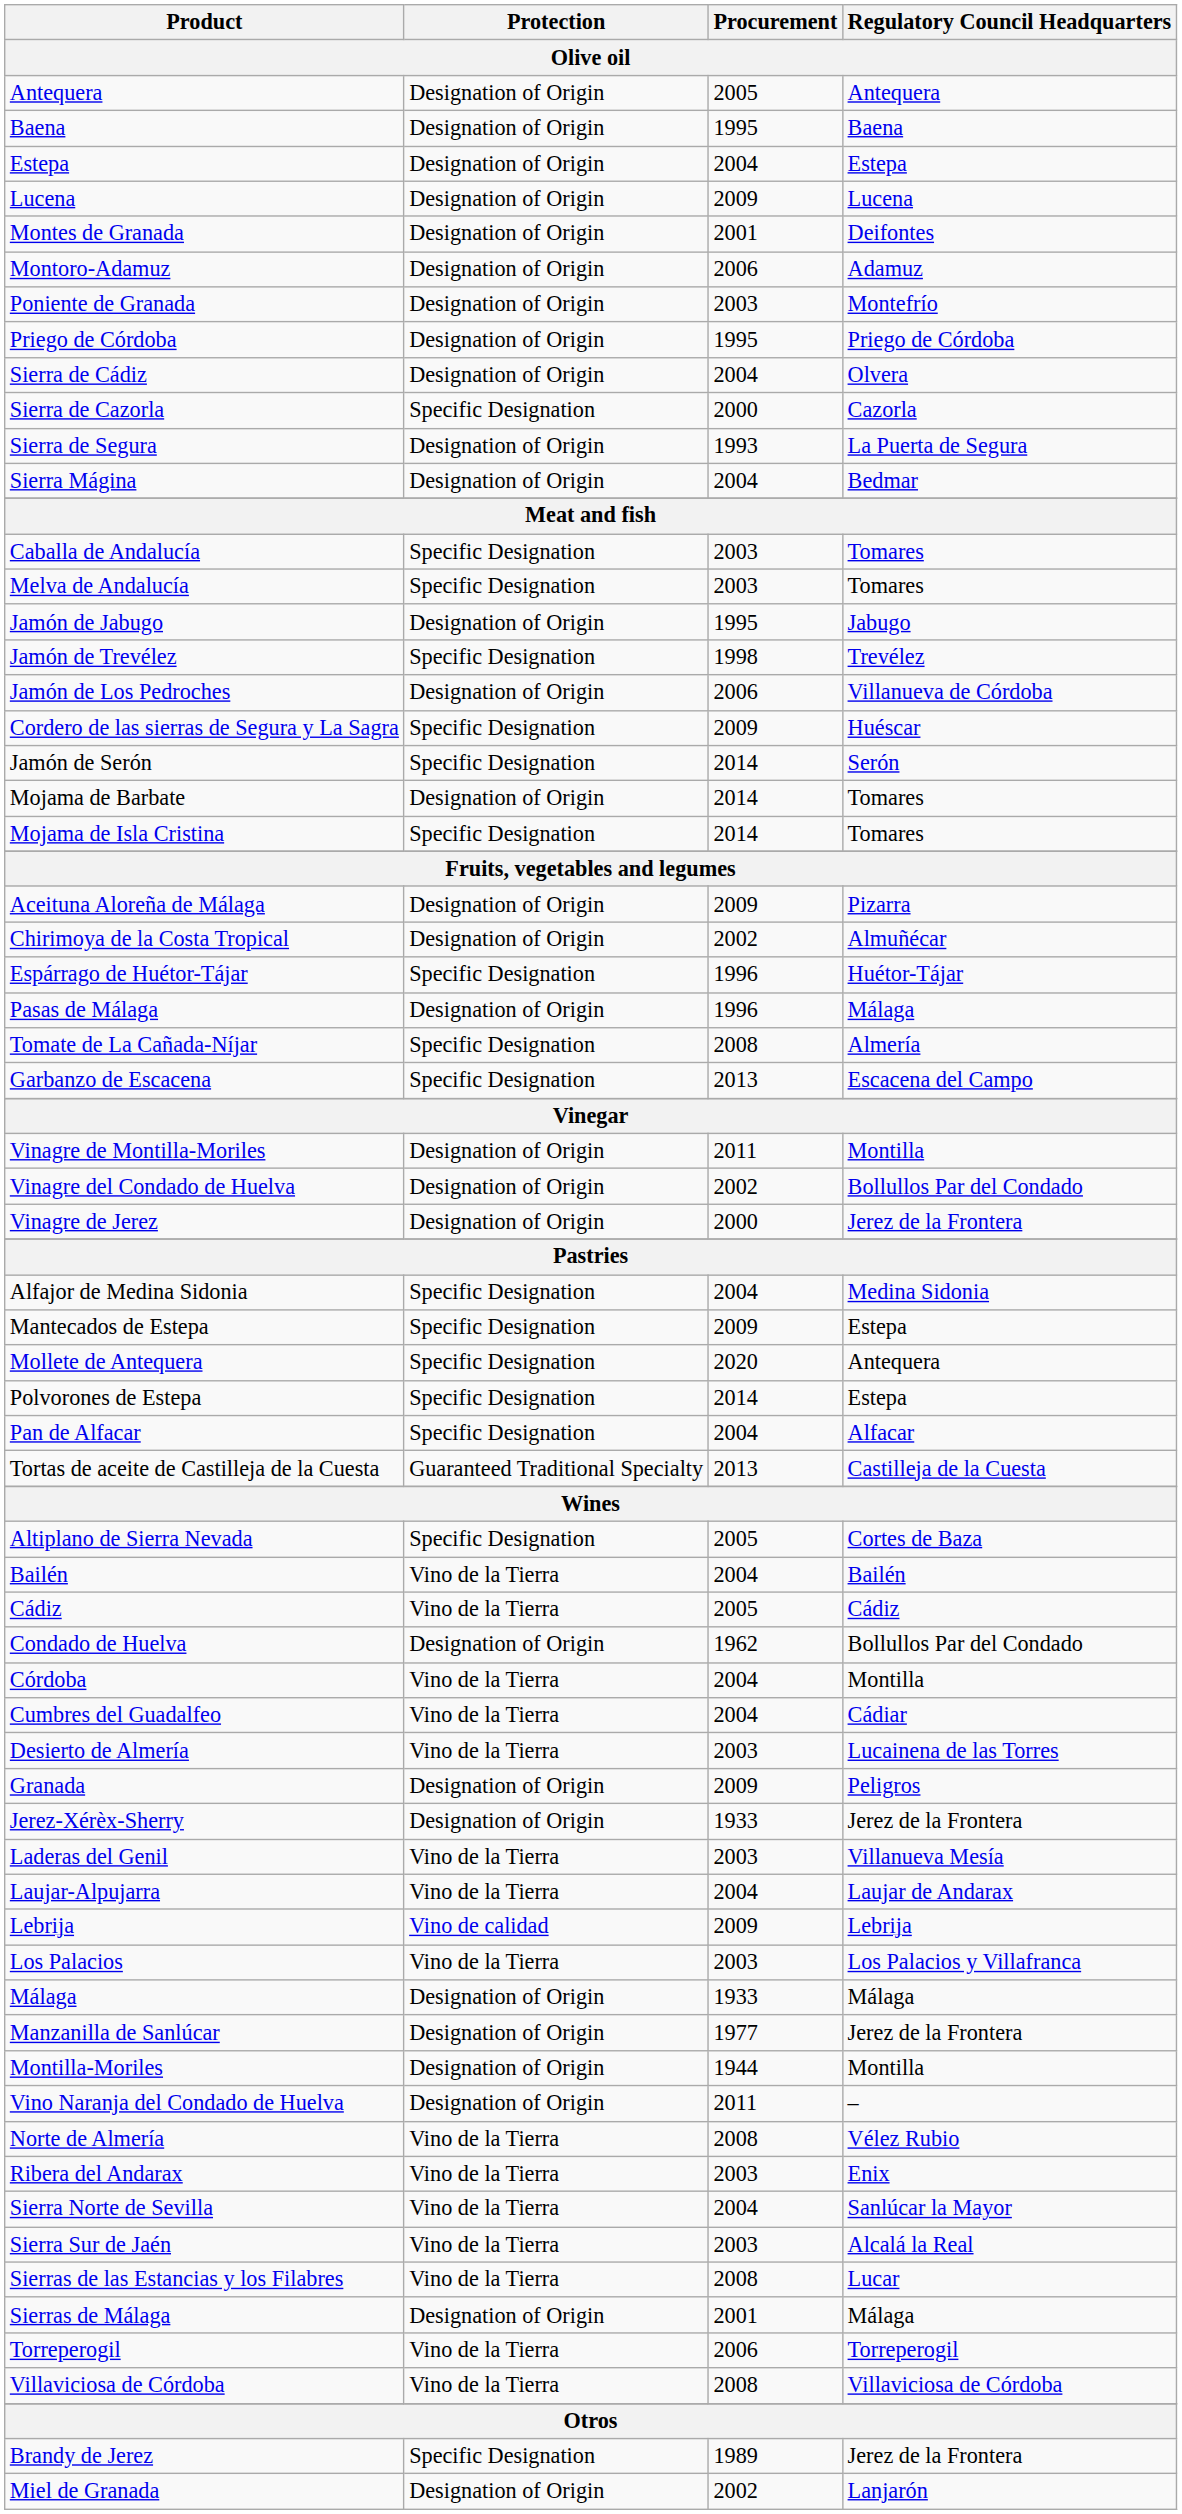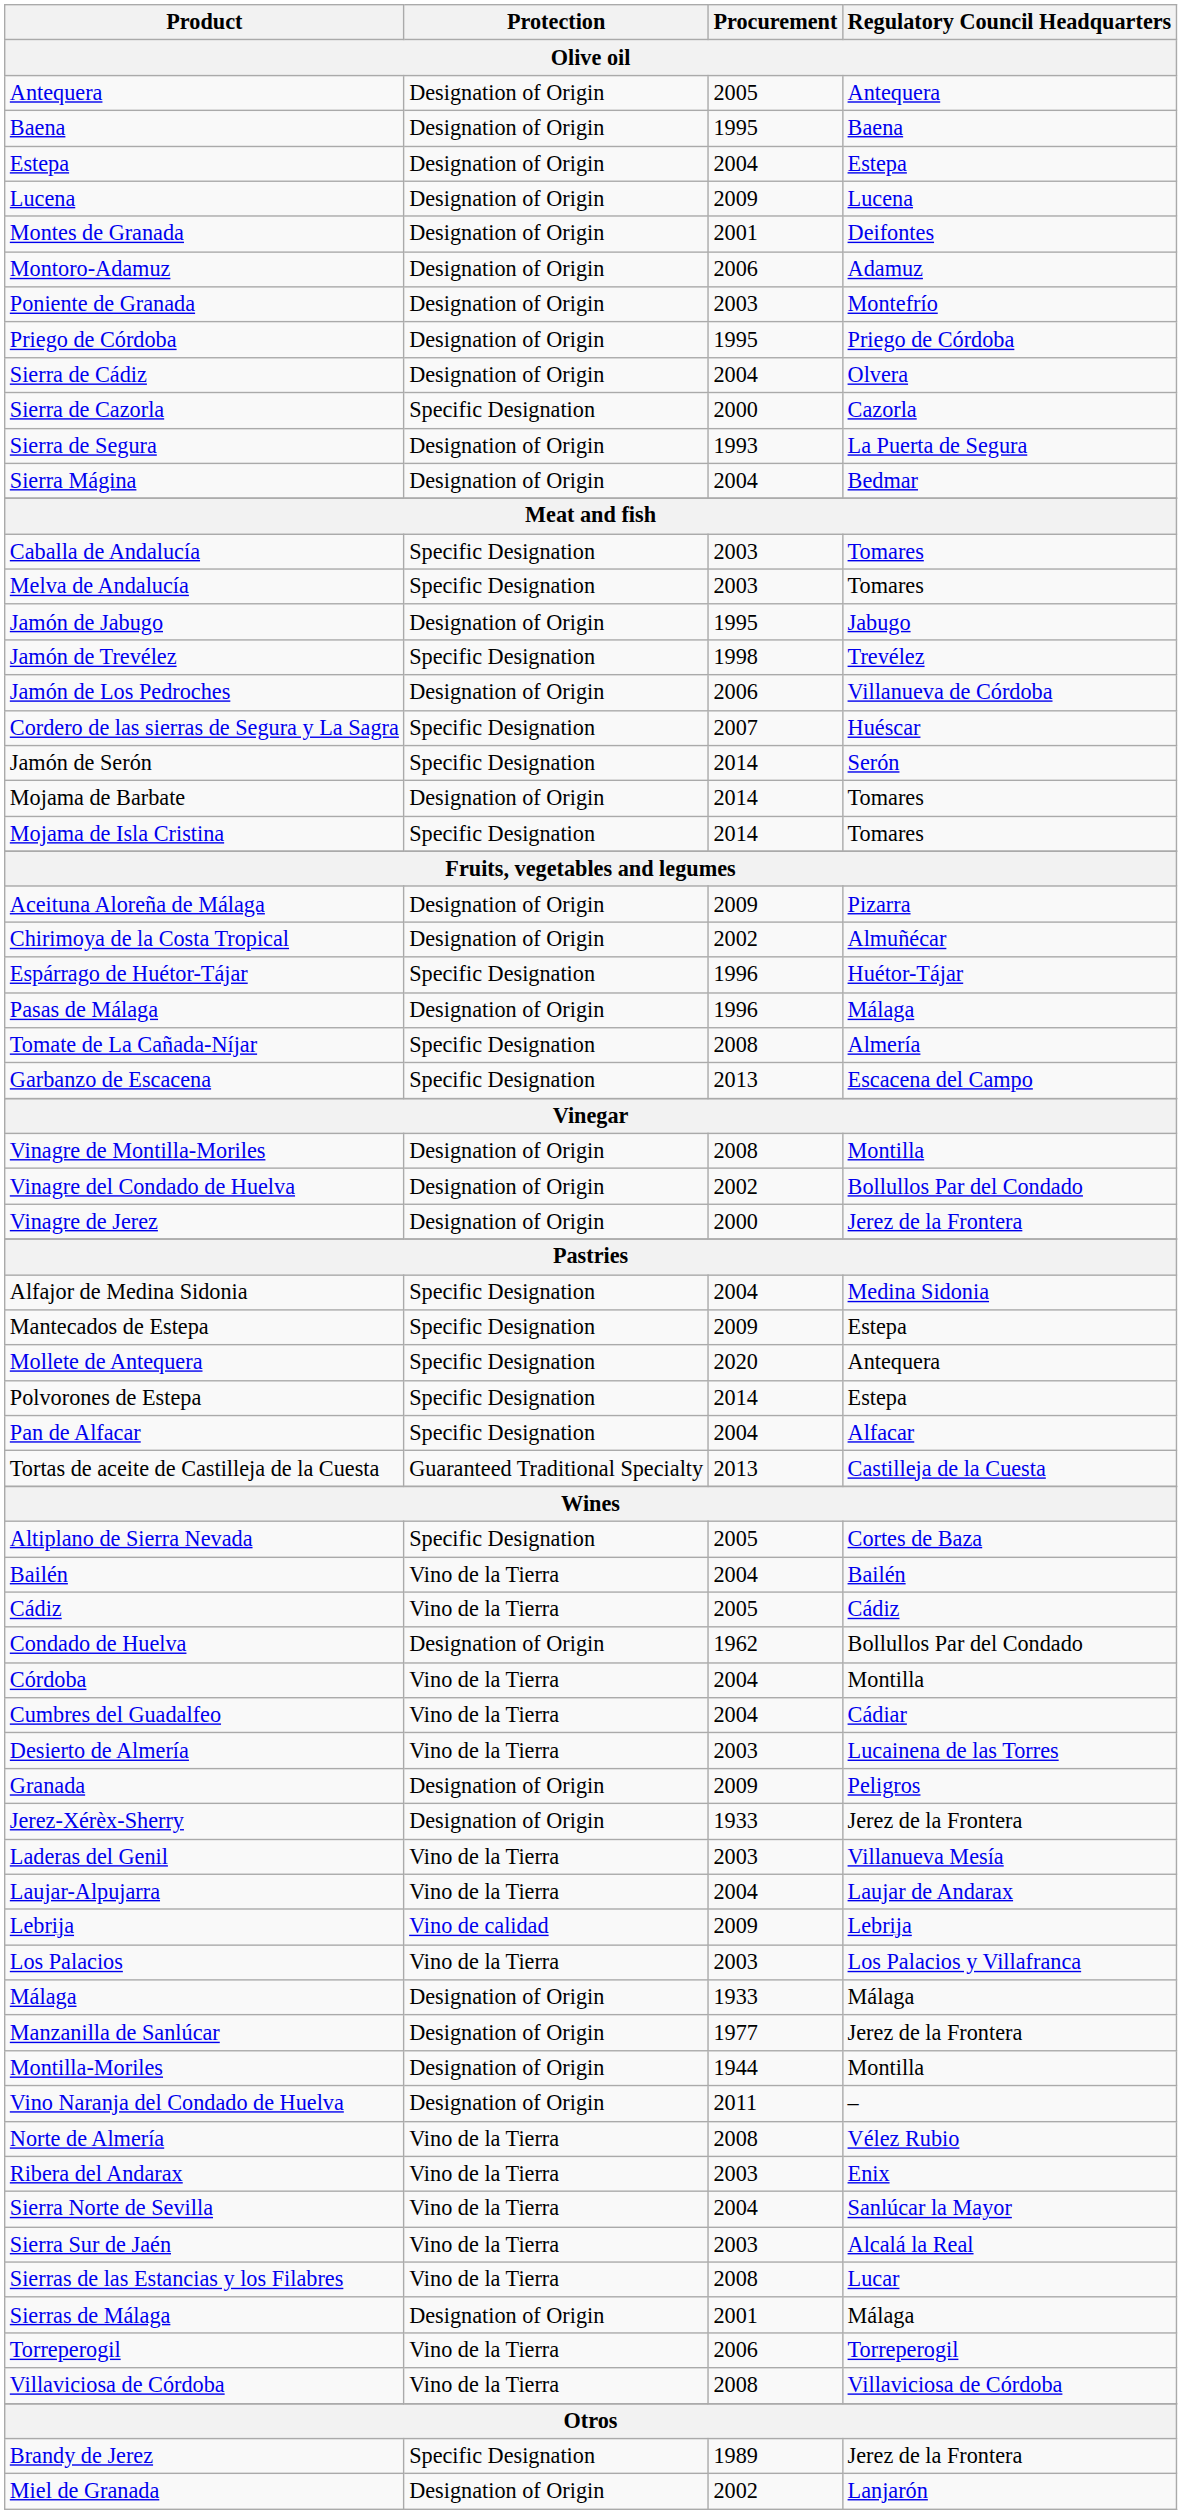(736, 727) 2009 -> (736, 727) 2007
(735, 1150) 2011 -> (736, 1150) 2008
